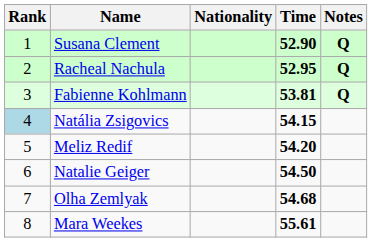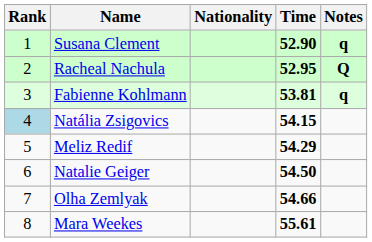(343, 43) Q -> (343, 43) q
(343, 95) Q -> (343, 95) q
(298, 146) 54.20 -> (298, 146) 54.29
(298, 198) 54.68 -> (298, 198) 54.66
